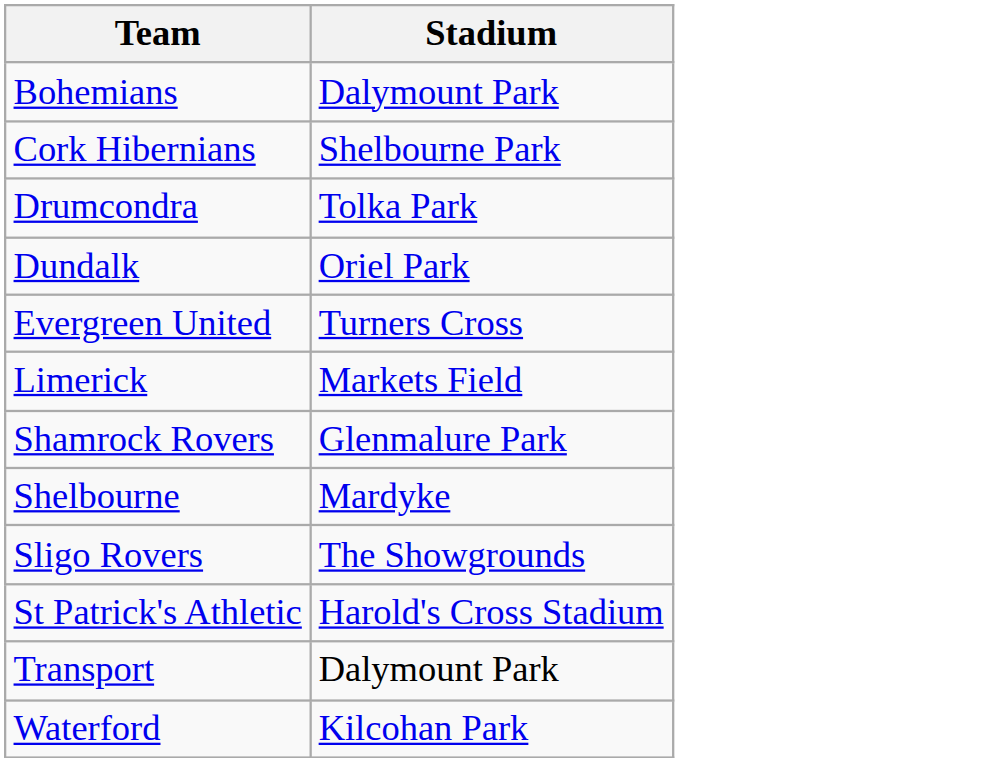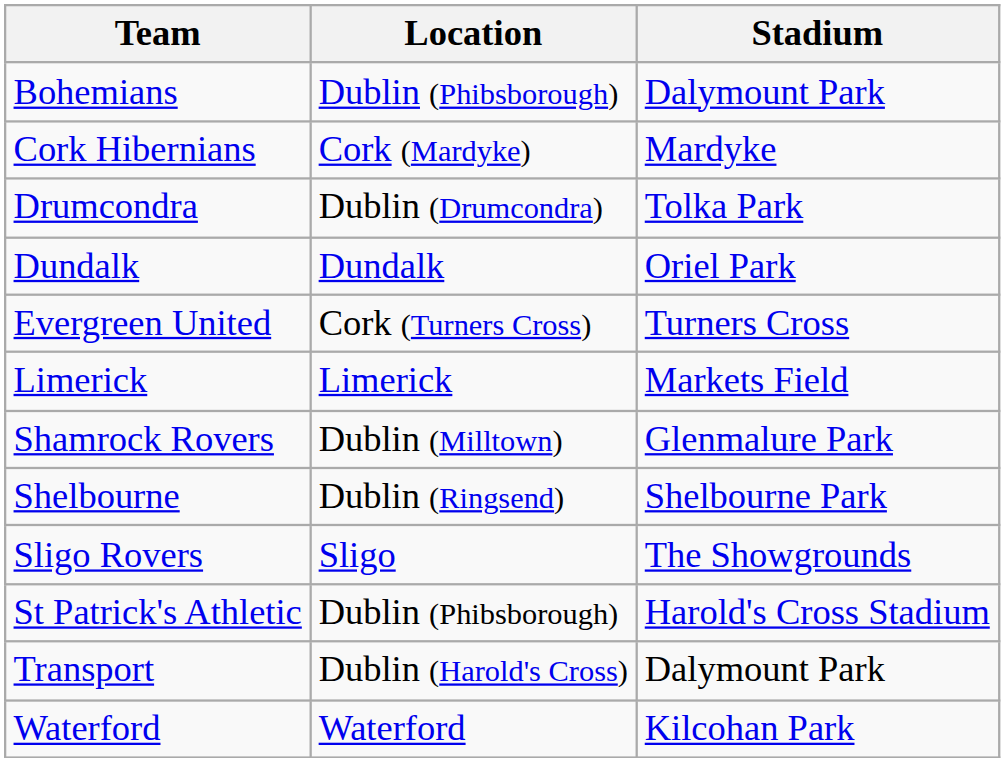+ column: (473, 33)
(440, 149) Shelbourne Park -> (711, 149) Mardyke
(384, 496) Mardyke -> (766, 496) Shelbourne Park
